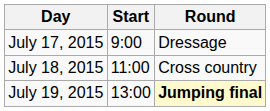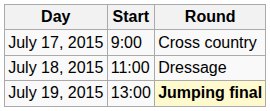(192, 42) Dressage -> (208, 42) Cross country
(208, 67) Cross country -> (192, 67) Dressage
